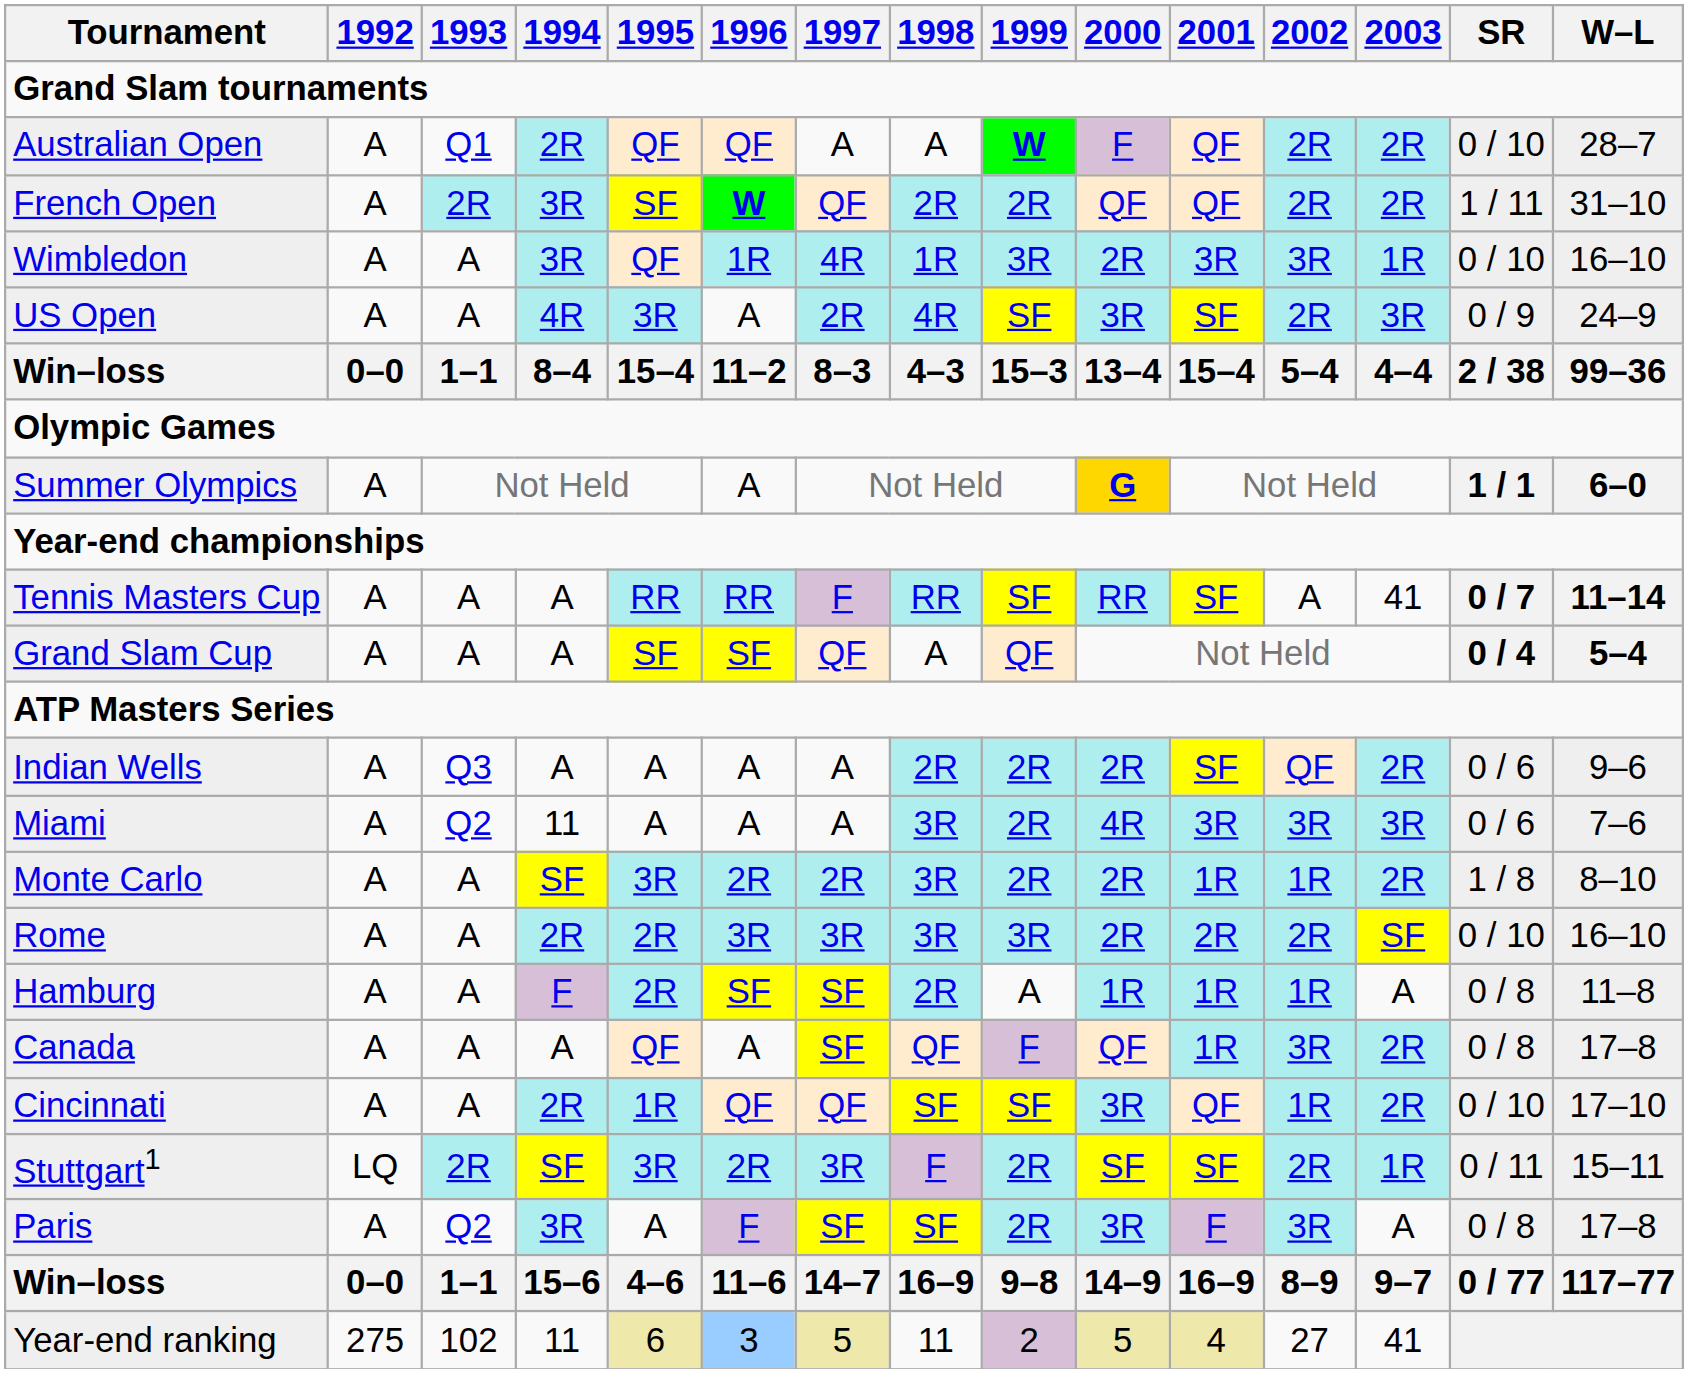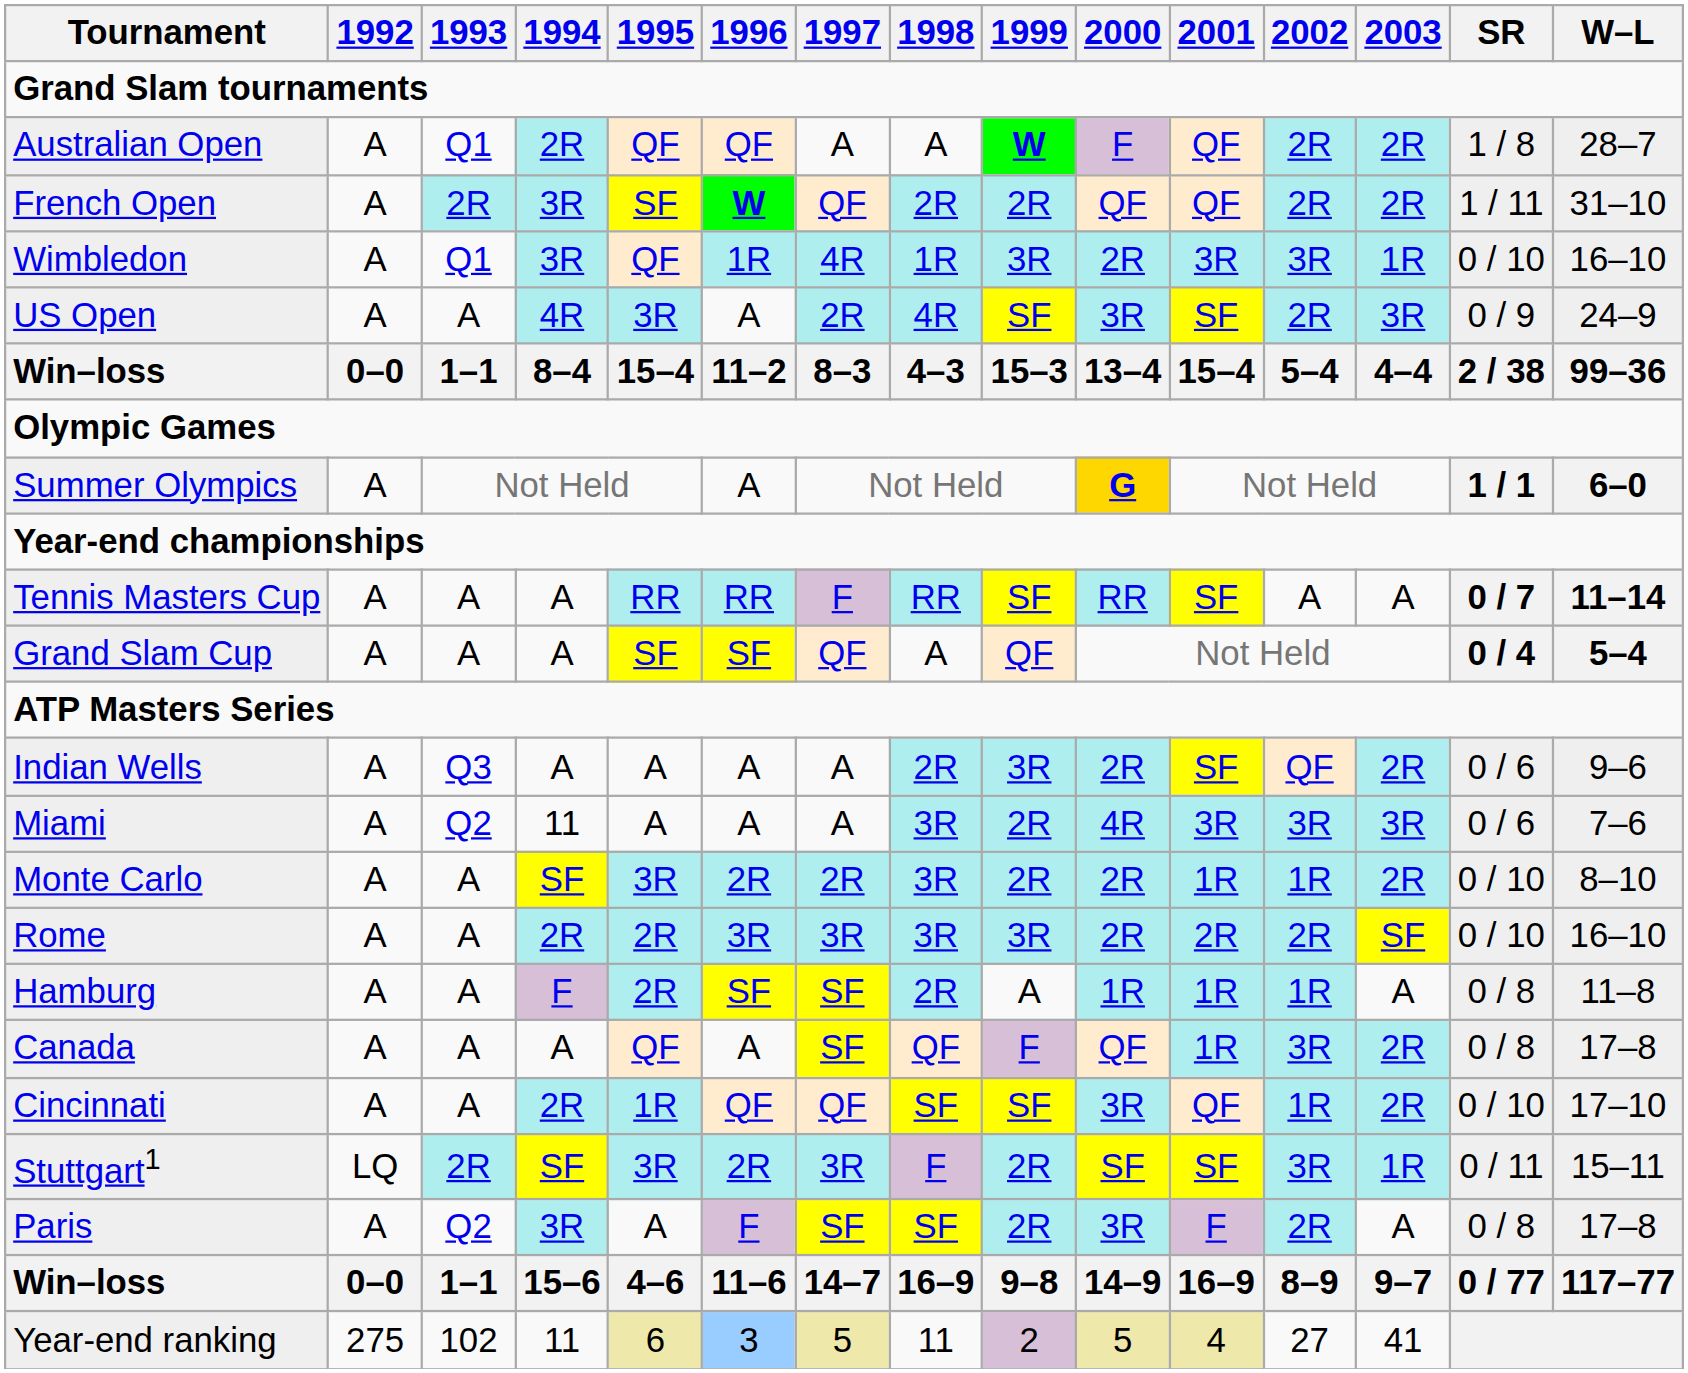(1501, 145) 0 / 10 -> (1501, 145) 1 / 8
(469, 257) A -> (469, 257) Q1
(1403, 596) 41 -> (1403, 596) A
(1029, 765) 2R -> (1029, 765) 3R
(1501, 878) 1 / 8 -> (1501, 878) 0 / 10
(1310, 1165) 2R -> (1310, 1165) 3R
(1310, 1226) 3R -> (1310, 1226) 2R
